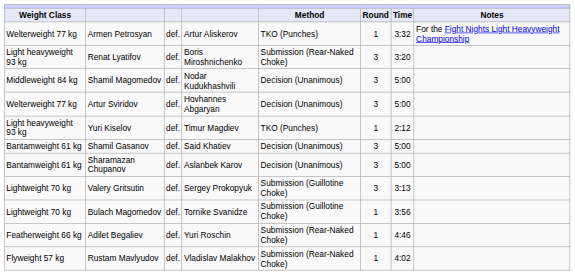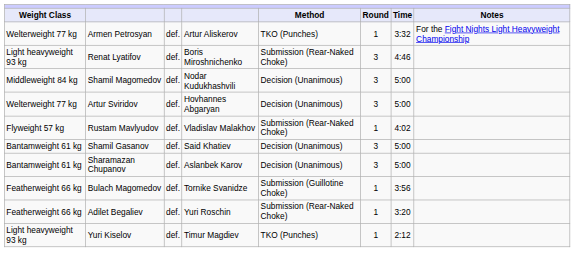(403, 57) 3:20 -> (403, 57) 4:46
rows swapped: (109, 127) <-> (123, 258)
- row: (116, 188)
(39, 211) Lightweight 70 kg -> (44, 188) Featherweight 66 kg
(403, 235) 4:46 -> (403, 211) 3:20
